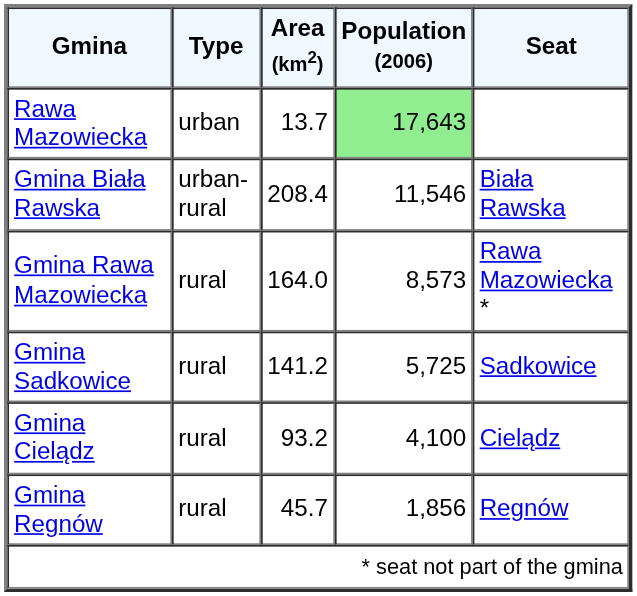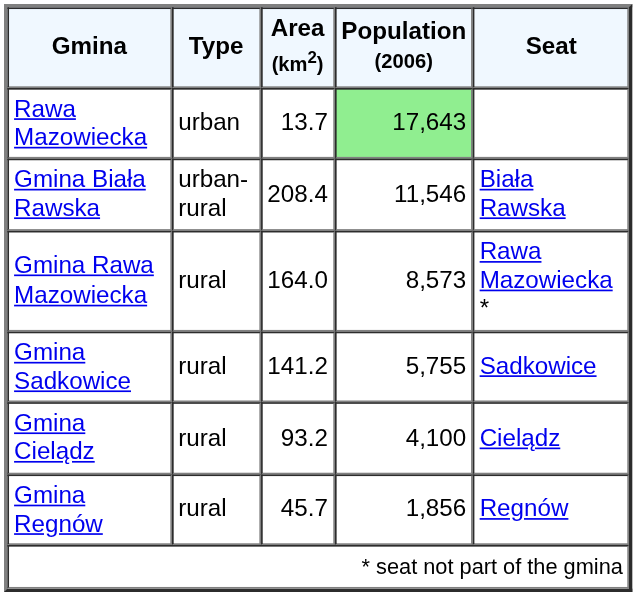(436, 365) 5,725 -> (436, 365) 5,755
